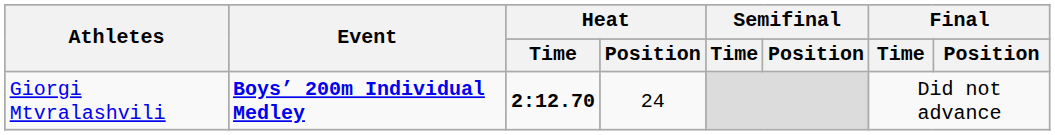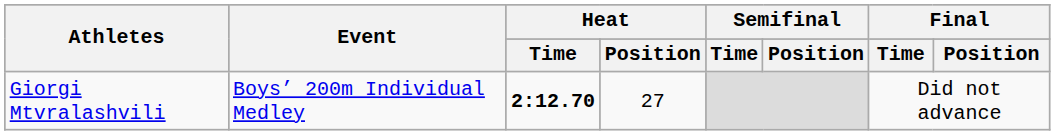(359, 101) bold -> (359, 101) normal
(653, 101) 24 -> (653, 101) 27
